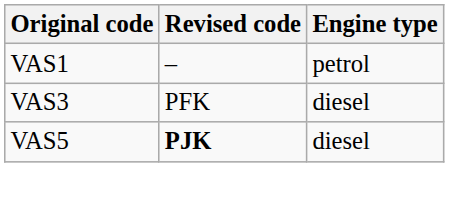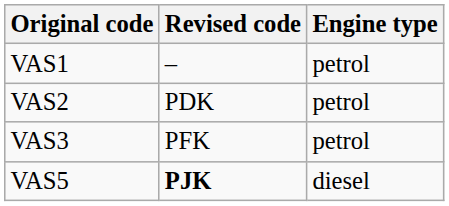+ row: (40, 102)
(341, 102) diesel -> (341, 141) petrol
